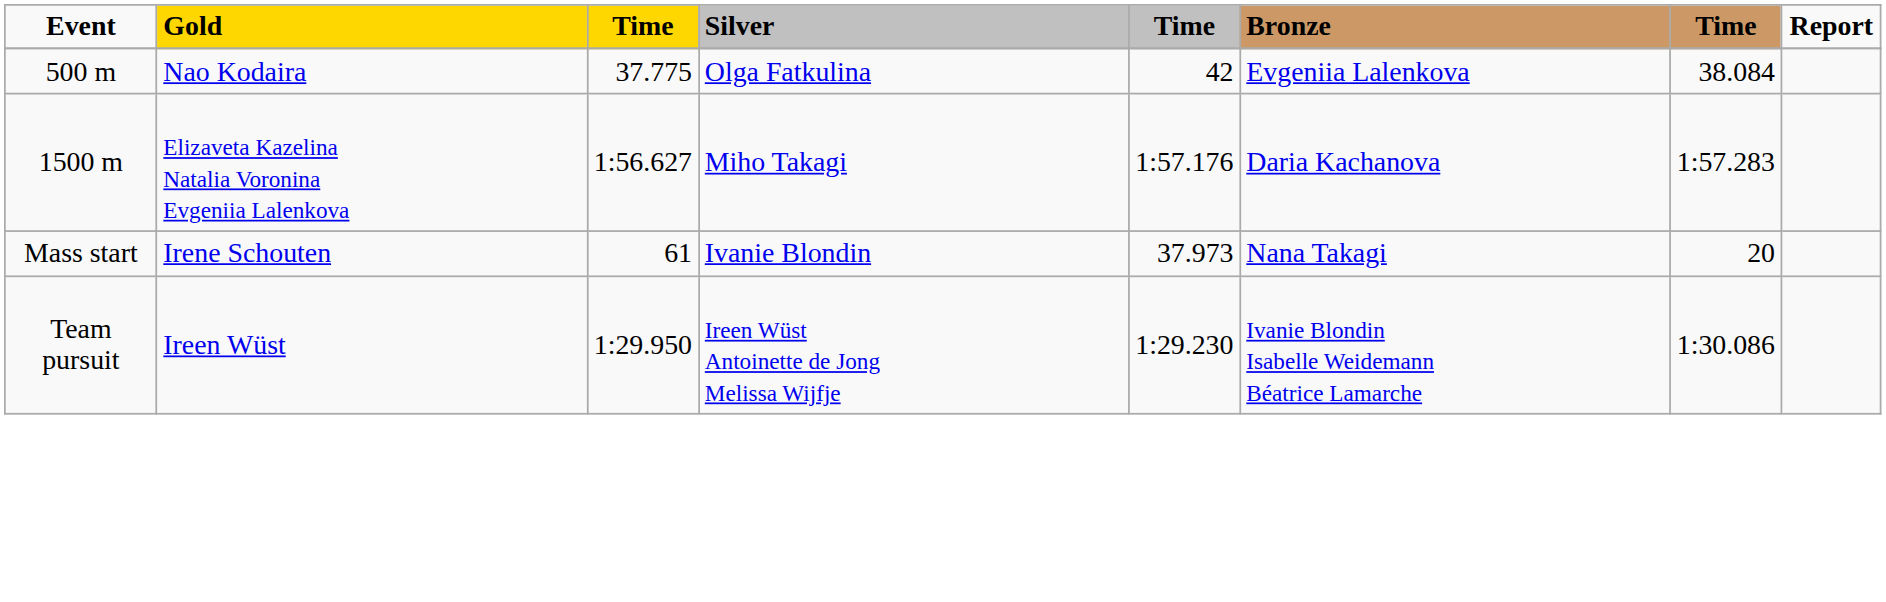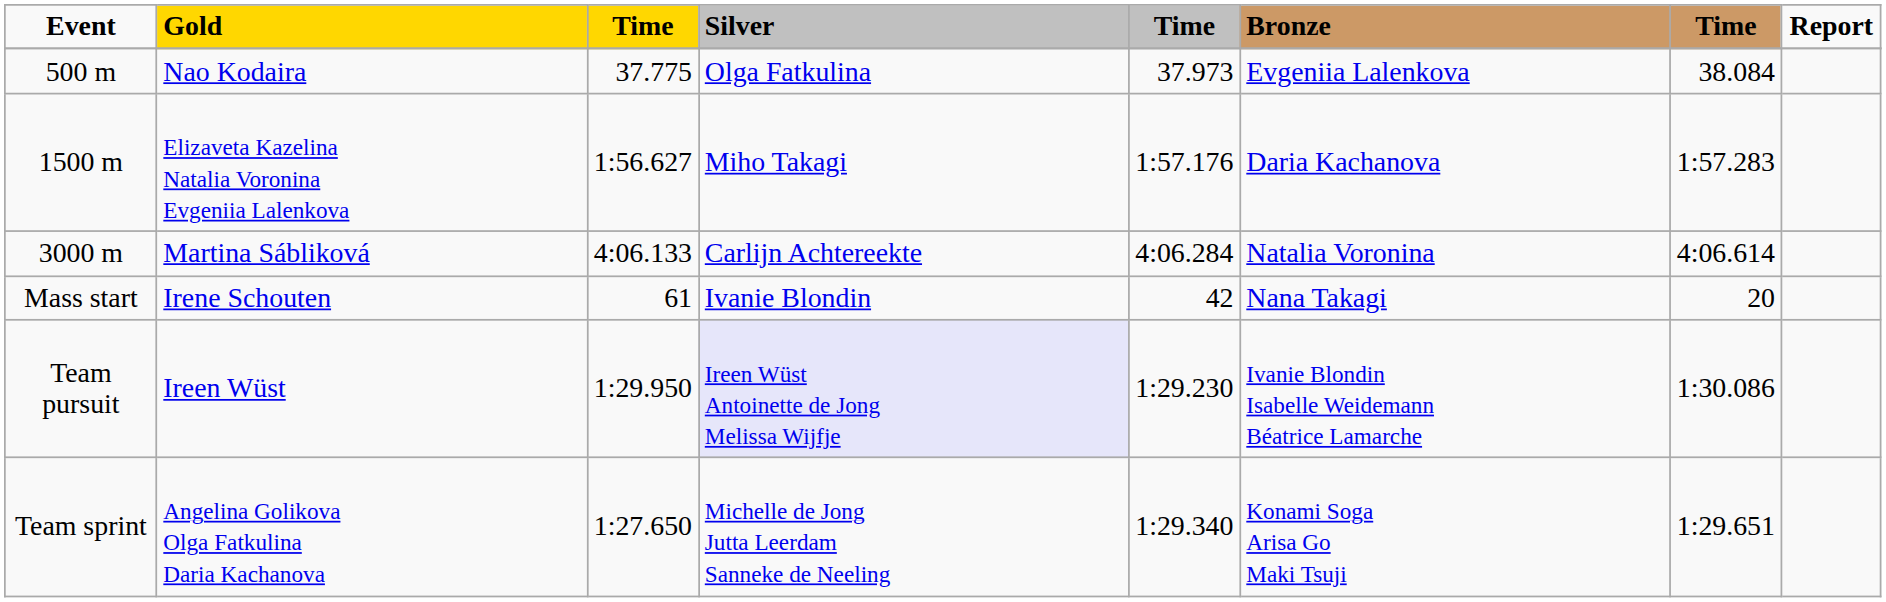(1220, 70) 42 -> (1195, 70) 37.973
+ row: (81, 252)
(1195, 252) 37.973 -> (1220, 297) 42
(792, 361) no background -> (792, 405) lavender background
+ row: (81, 526)
